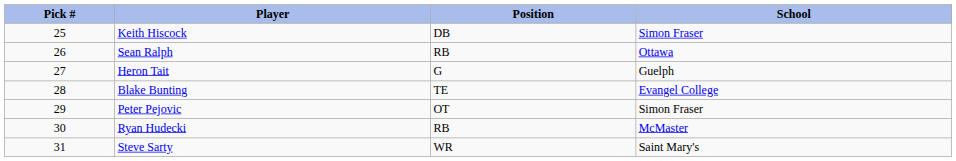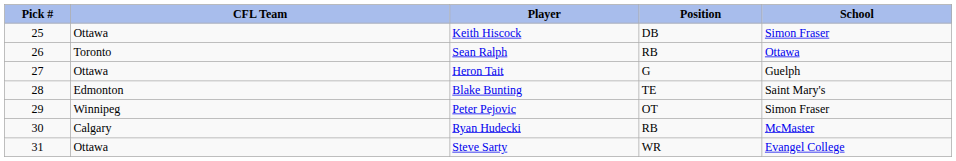+ column: (260, 14)
(678, 90) Evangel College -> (795, 90) Saint Mary's
(669, 147) Saint Mary's -> (805, 147) Evangel College
